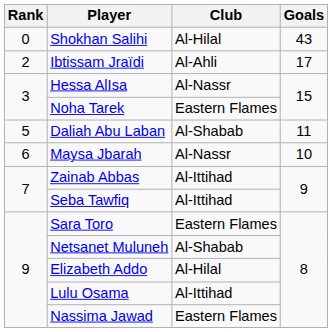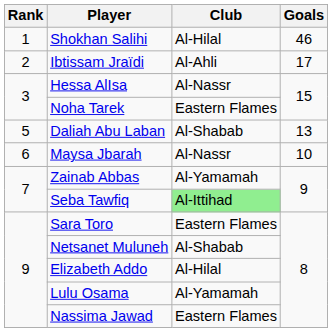(26, 39) 0 -> (26, 39) 1
(304, 39) 43 -> (304, 39) 46
(304, 131) 11 -> (304, 131) 13
(204, 177) Al-Ittihad -> (217, 177) Al-Yamamah
(204, 200) no background -> (204, 200) lightgreen background
(204, 293) Al-Ittihad -> (217, 293) Al-Yamamah
